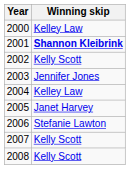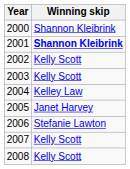(58, 28) Kelley Law -> (75, 28) Shannon Kleibrink
(66, 76) Jennifer Jones -> (58, 76) Kelly Scott
